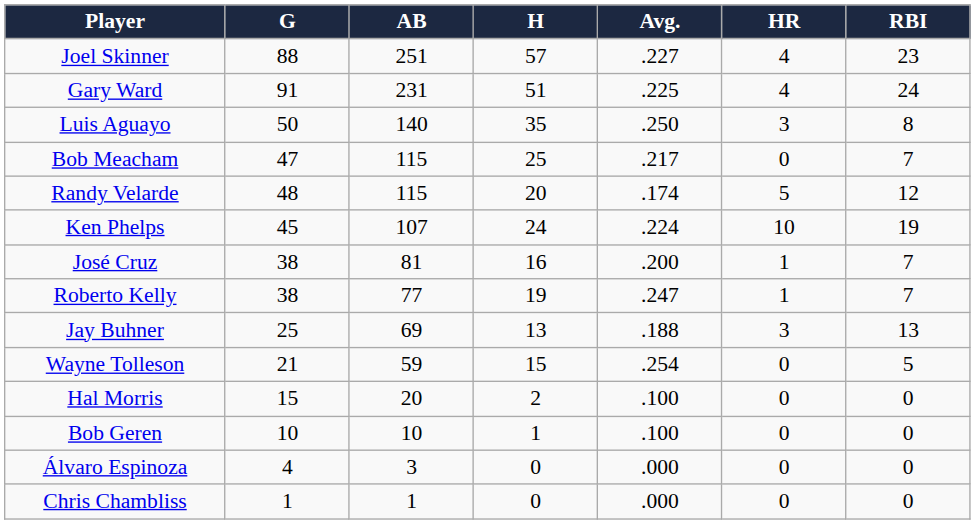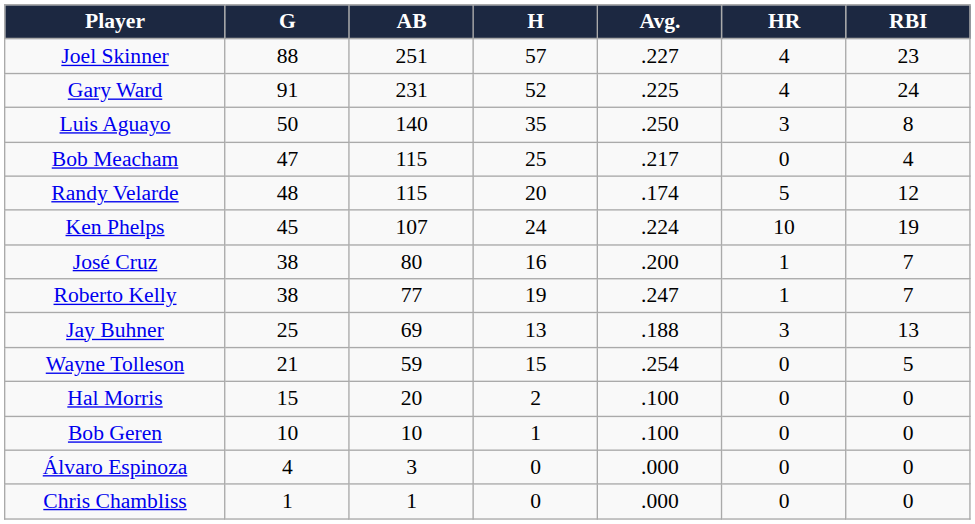(536, 90) 51 -> (536, 90) 52
(908, 158) 7 -> (908, 158) 4
(412, 261) 81 -> (412, 261) 80
